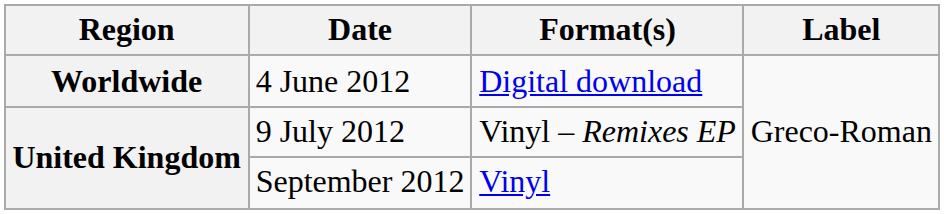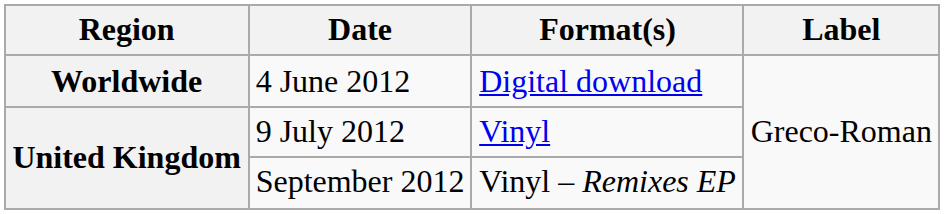(608, 131) Vinyl – Remixes EP -> (515, 131) Vinyl
(515, 182) Vinyl -> (608, 182) Vinyl – Remixes EP
